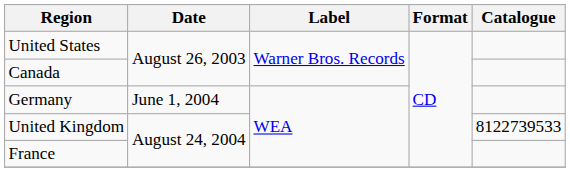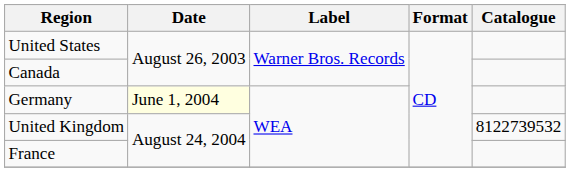(175, 99) no background -> (175, 99) lightyellow background
(518, 126) 8122739533 -> (518, 126) 8122739532
